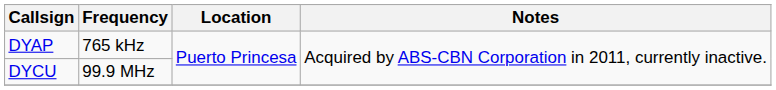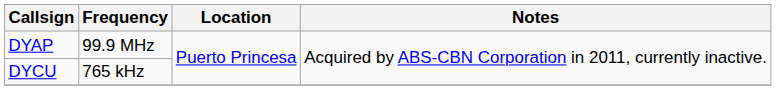(113, 44) 765 kHz -> (119, 44) 99.9 MHz
(119, 71) 99.9 MHz -> (113, 71) 765 kHz
